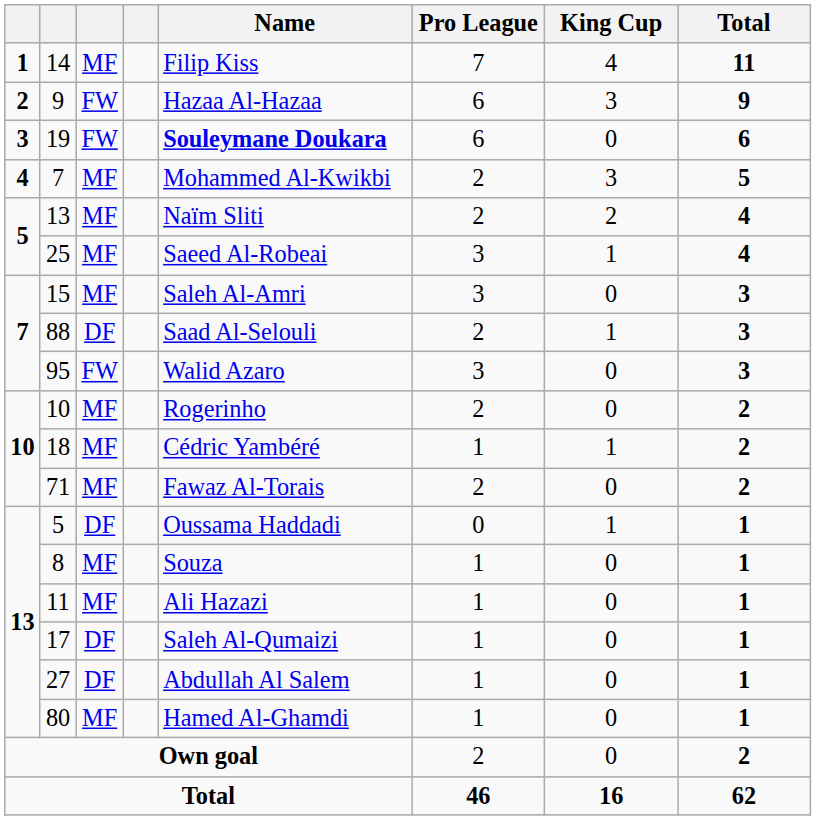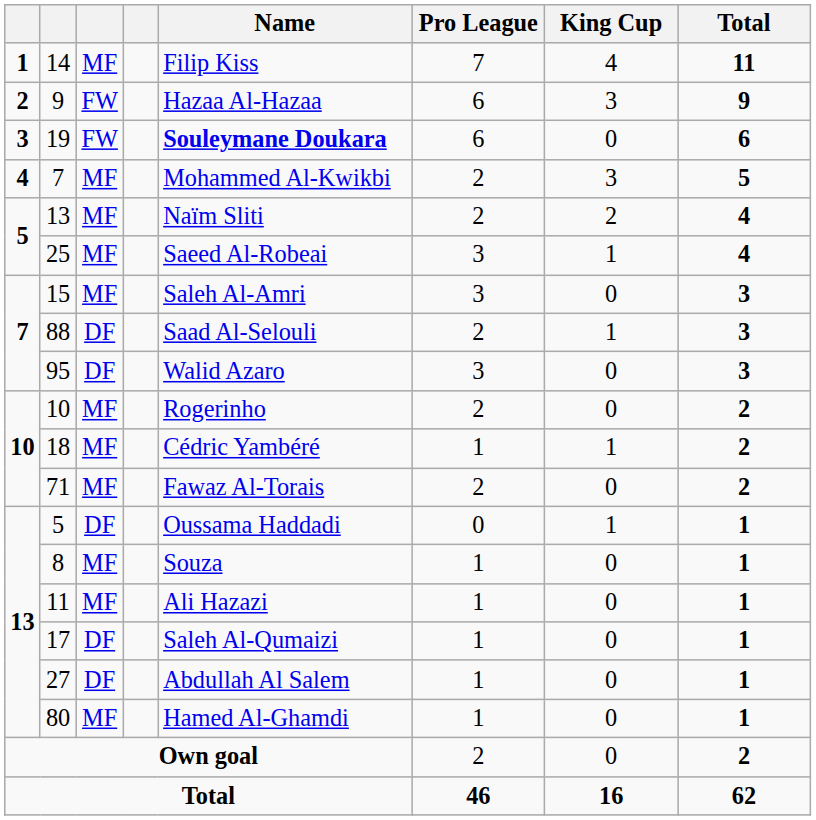(100, 370) FW -> (100, 370) DF
